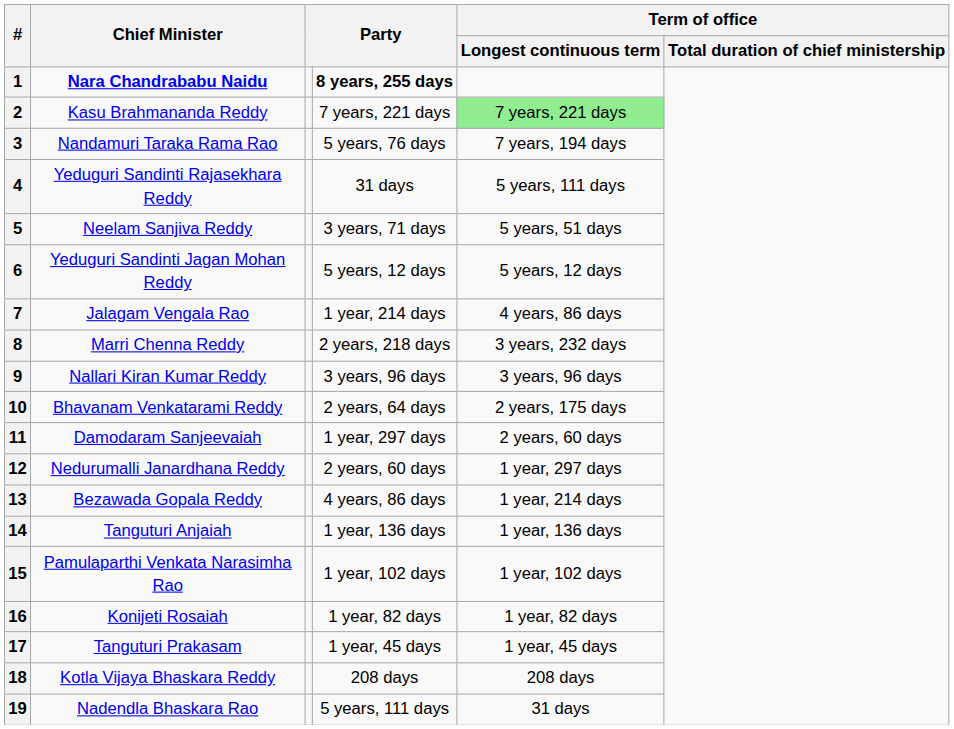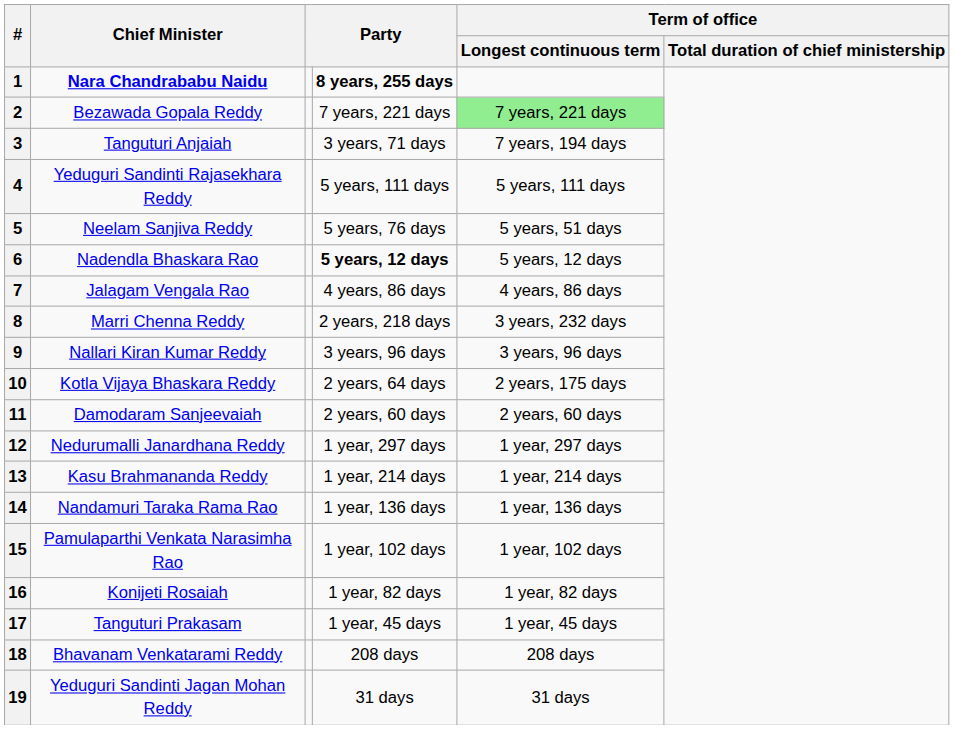(168, 112) Kasu Brahmananda Reddy -> (168, 112) Bezawada Gopala Reddy
(168, 143) Nandamuri Taraka Rama Rao -> (168, 143) Tanguturi Anjaiah
(385, 143) 5 years, 76 days -> (385, 143) 3 years, 71 days
(385, 186) 31 days -> (385, 186) 5 years, 111 days
(385, 228) 3 years, 71 days -> (385, 228) 5 years, 76 days
(168, 271) Yeduguri Sandinti Jagan Mohan Reddy -> (168, 259) Nadendla Bhaskara Rao
(385, 271) normal -> (385, 259) bold
(385, 314) 1 year, 214 days -> (385, 290) 4 years, 86 days
(168, 407) Bhavanam Venkatarami Reddy -> (168, 383) Kotla Vijaya Bhaskara Reddy
(385, 438) 1 year, 297 days -> (385, 414) 2 years, 60 days
(385, 469) 2 years, 60 days -> (385, 445) 1 year, 297 days
(168, 499) Bezawada Gopala Reddy -> (168, 476) Kasu Brahmananda Reddy
(385, 499) 4 years, 86 days -> (385, 476) 1 year, 214 days
(168, 530) Tanguturi Anjaiah -> (168, 507) Nandamuri Taraka Rama Rao
(168, 678) Kotla Vijaya Bhaskara Reddy -> (168, 654) Bhavanam Venkatarami Reddy
(168, 709) Nadendla Bhaskara Rao -> (168, 697) Yeduguri Sandinti Jagan Mohan Reddy
(385, 709) 5 years, 111 days -> (385, 697) 31 days
